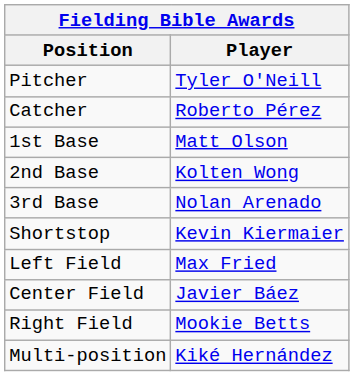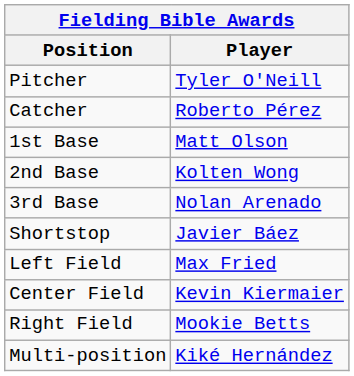(260, 234) Kevin Kiermaier -> (237, 234) Javier Báez
(237, 295) Javier Báez -> (260, 295) Kevin Kiermaier
